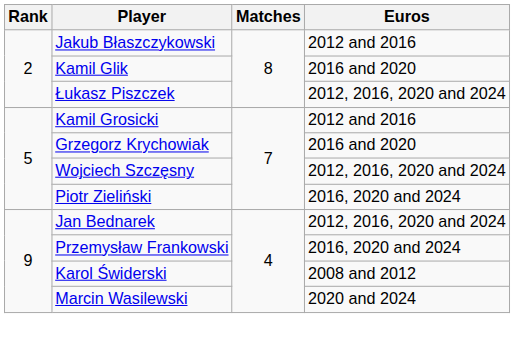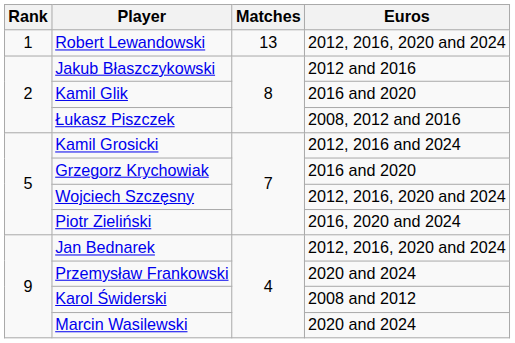+ row: (130, 42)
(407, 94) 2012, 2016, 2020 and 2024 -> (384, 119) 2008, 2012 and 2016
(362, 119) 2012 and 2016 -> (384, 145) 2012, 2016 and 2024
(384, 247) 2016, 2020 and 2024 -> (362, 273) 2020 and 2024
